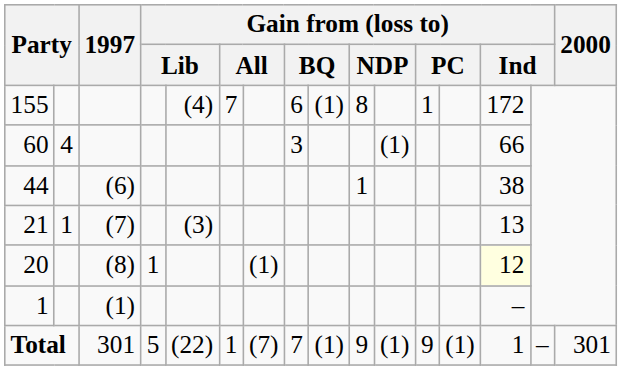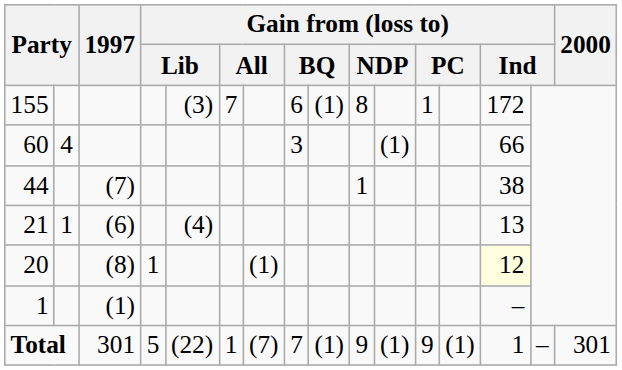(198, 104) (4) -> (198, 104) (3)
(120, 184) (6) -> (120, 184) (7)
(120, 225) (7) -> (120, 225) (6)
(198, 225) (3) -> (198, 225) (4)
